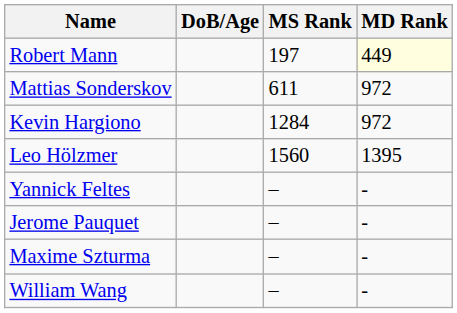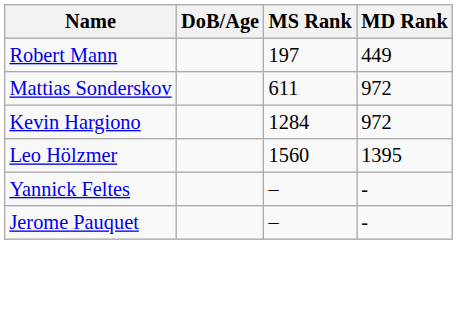(376, 55) lightyellow background -> (376, 55) no background
- row: (80, 256)
- row: (68, 290)
